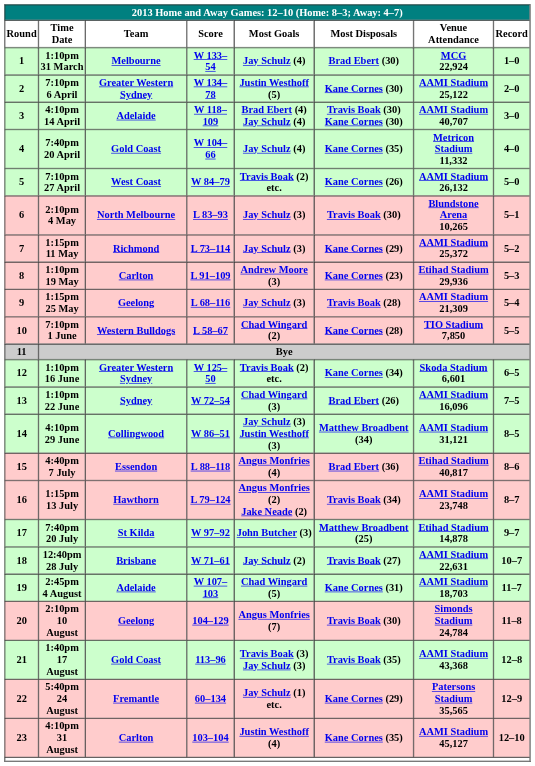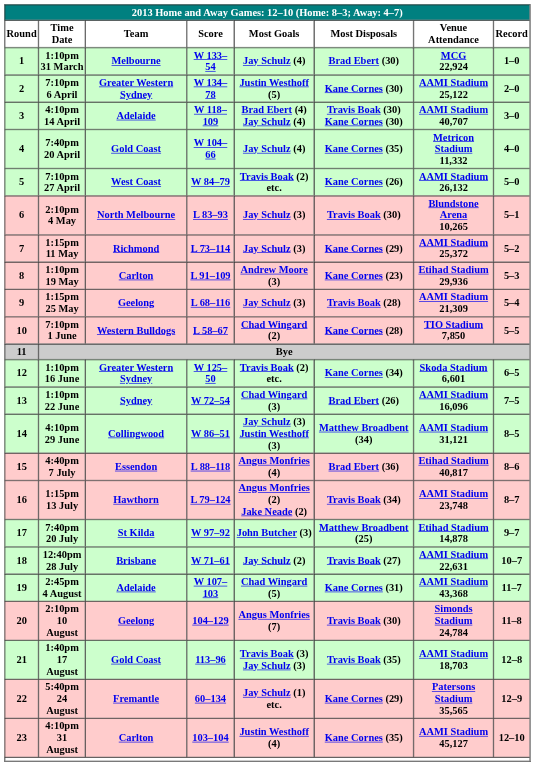(454, 587) AAMI Stadium 18,703 -> (454, 587) AAMI Stadium 43,368
(454, 660) AAMI Stadium 43,368 -> (454, 660) AAMI Stadium 18,703
